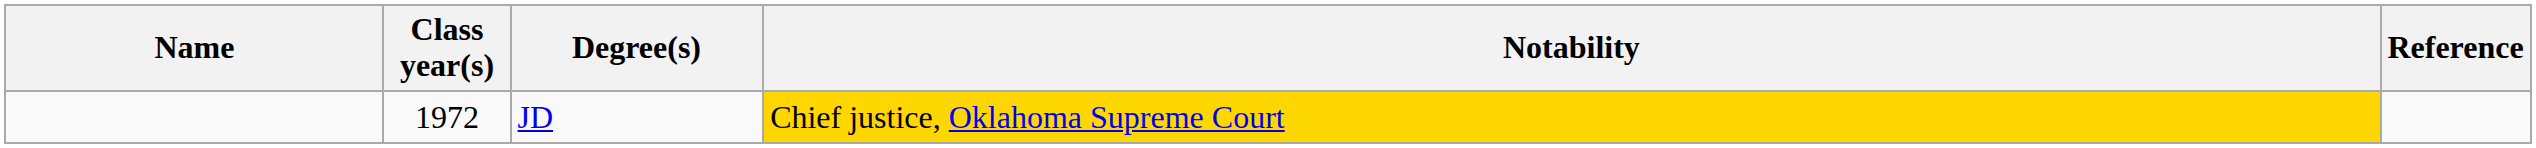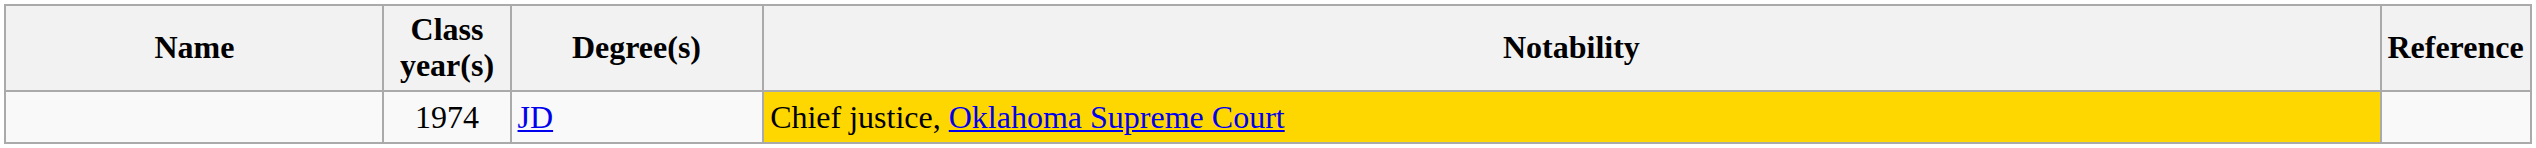(447, 116) 1972 -> (447, 116) 1974
